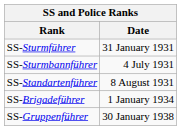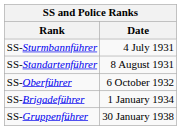- row: (41, 47)
+ row: (39, 82)
